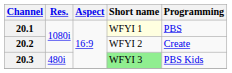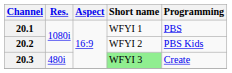(126, 28) lightyellow background -> (126, 28) no background
(177, 44) Create -> (184, 44) PBS Kids
(184, 60) PBS Kids -> (177, 60) Create
